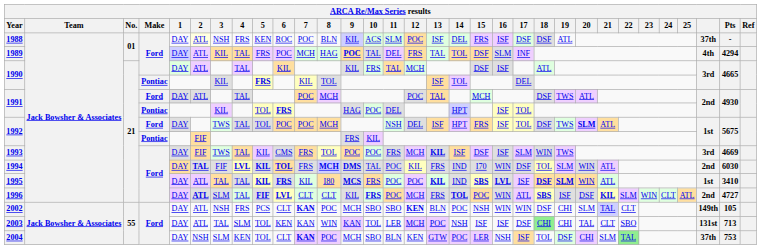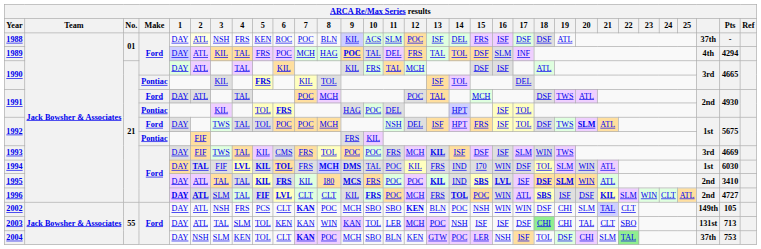(708, 167) 2nd -> (708, 167) 1st
(708, 181) 1st -> (708, 181) 2nd
(180, 195) normal -> (180, 195) bold
